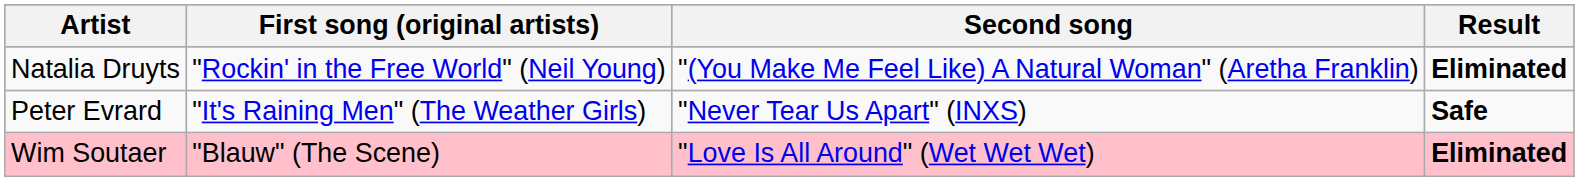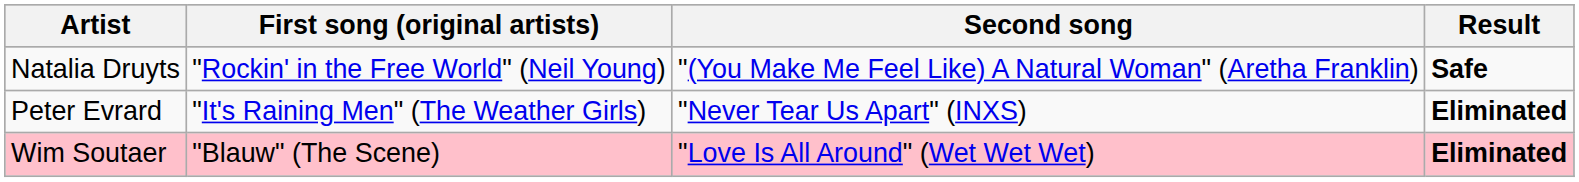(1499, 68) Eliminated -> (1460, 68) Safe
(1460, 111) Safe -> (1499, 111) Eliminated
